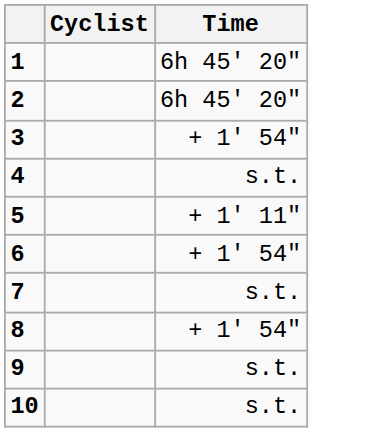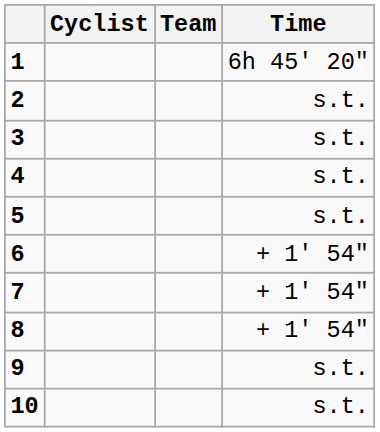+ column: (188, 24)
(231, 101) 6h 45' 20" -> (341, 101) s.t.
(245, 139) + 1' 54" -> (341, 139) s.t.
(245, 216) + 1' 11" -> (341, 216) s.t.
(273, 293) s.t. -> (312, 293) + 1' 54"
